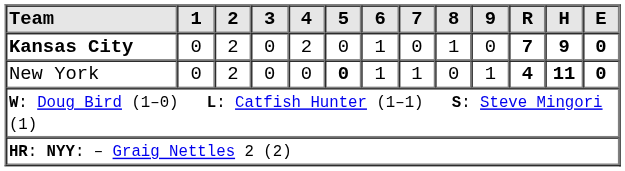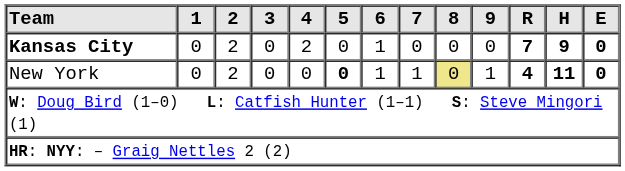(454, 47) 1 -> (454, 47) 0
(454, 74) no background -> (454, 74) khaki background
